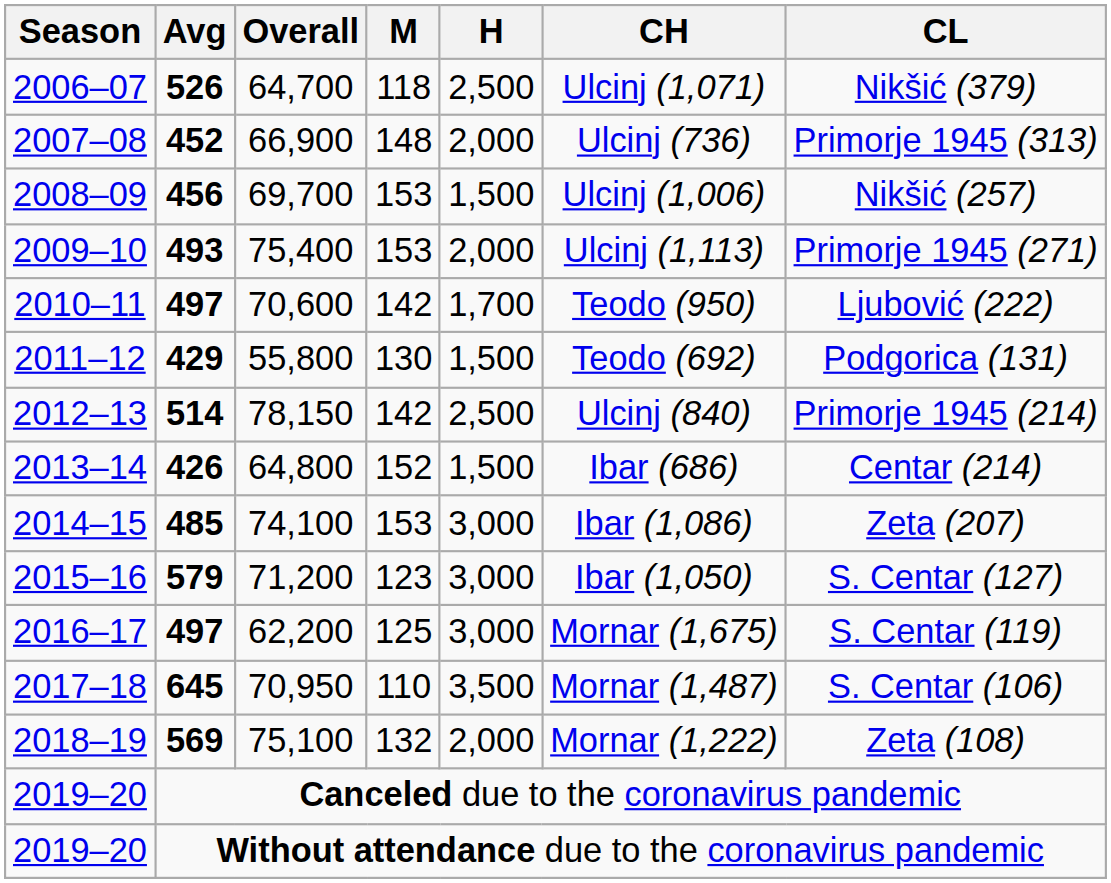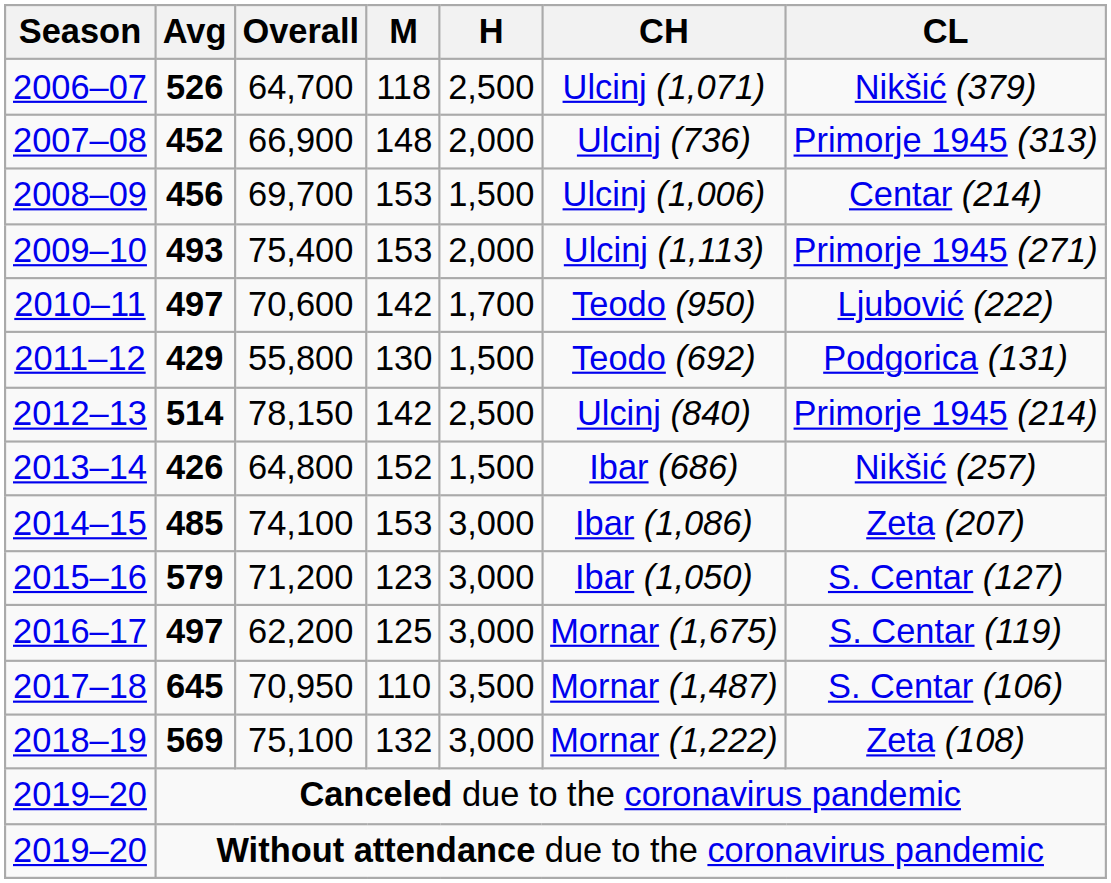(946, 195) Nikšić (257) -> (946, 195) Centar (214)
(946, 468) Centar (214) -> (946, 468) Nikšić (257)
(491, 741) 2,000 -> (491, 741) 3,000
